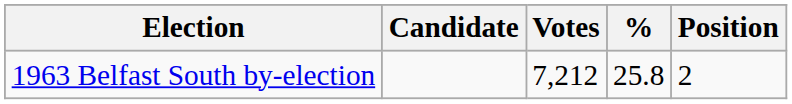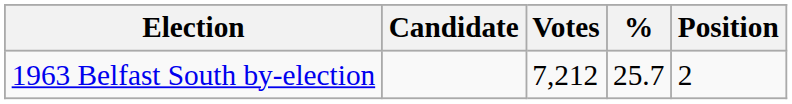(639, 74) 25.8 -> (639, 74) 25.7
